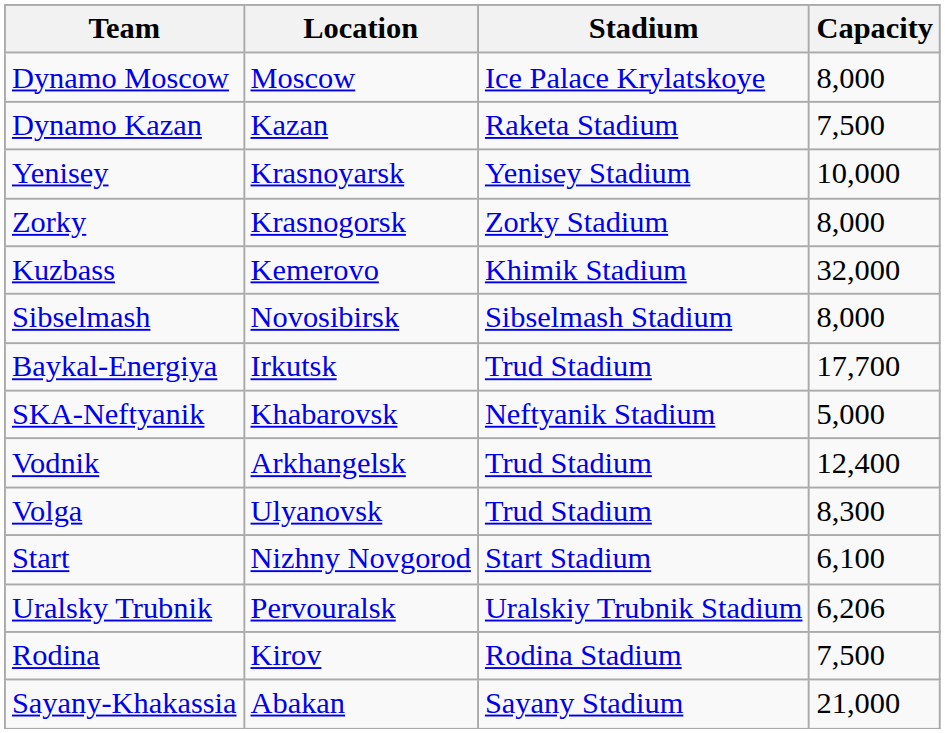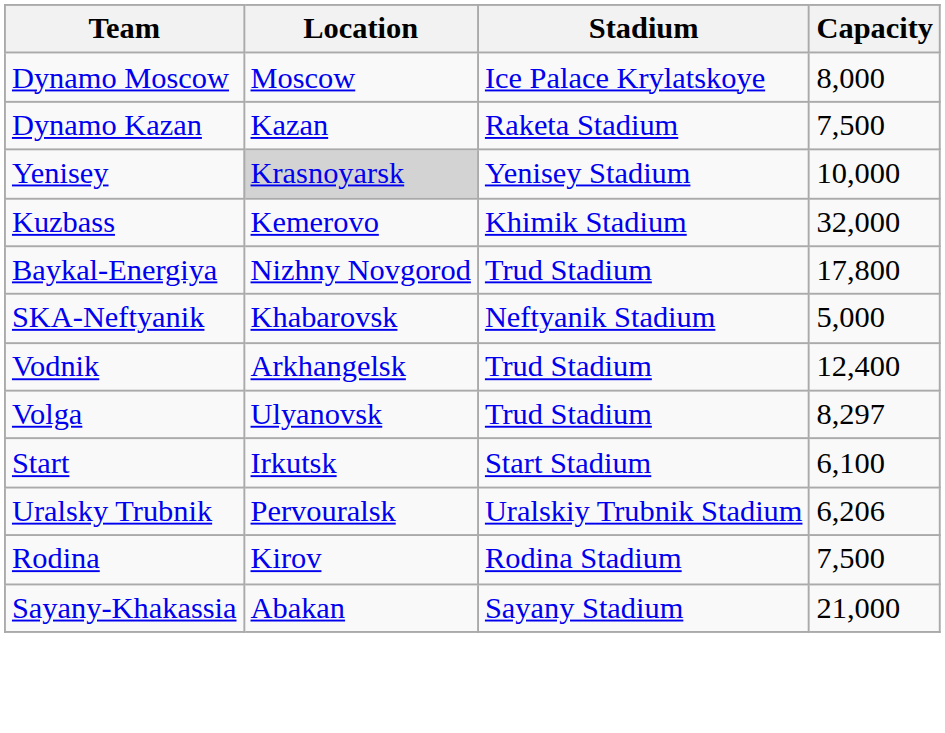(327, 173) no background -> (327, 173) lightgrey background
- row: (49, 221)
- row: (81, 317)
(294, 366) Irkutsk -> (361, 269) Nizhny Novgorod
(858, 366) 17,700 -> (858, 269) 17,800
(851, 510) 8,300 -> (851, 414) 8,297
(361, 558) Nizhny Novgorod -> (294, 462) Irkutsk
